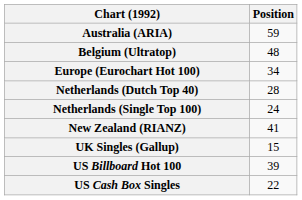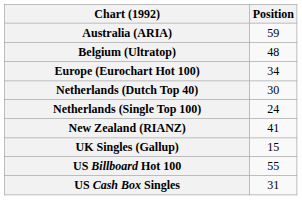(273, 90) 28 -> (273, 90) 30
(273, 166) 39 -> (273, 166) 55
(273, 185) 22 -> (273, 185) 31
